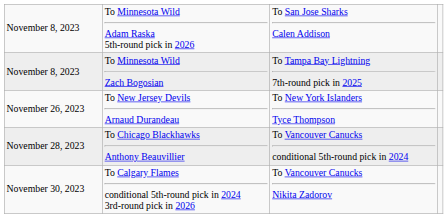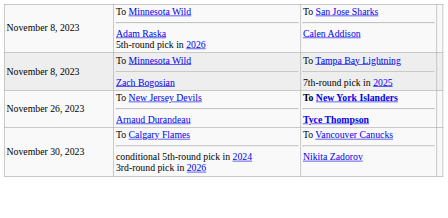(354, 109) normal -> (369, 109) bold
- row: (45, 146)
